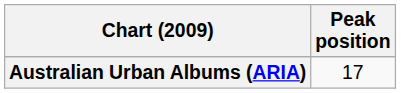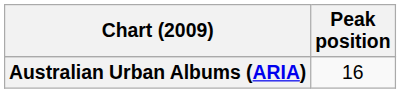(353, 72) 17 -> (353, 72) 16
